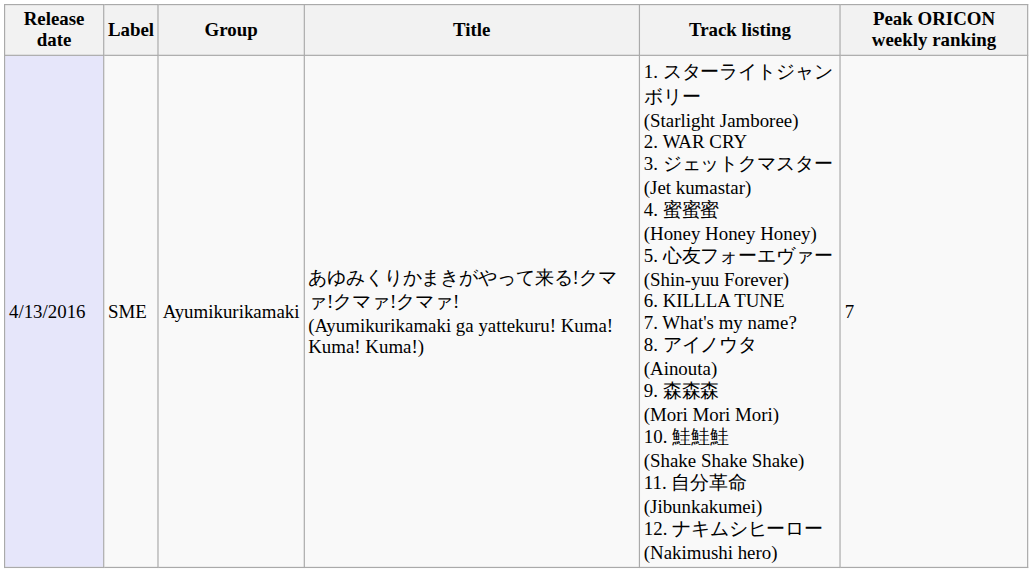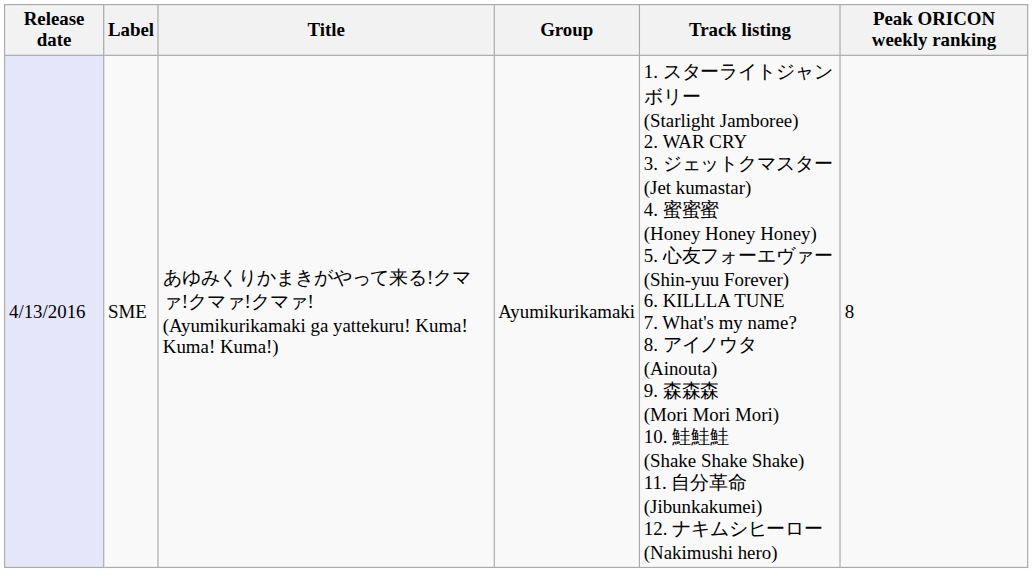columns swapped: (472, 30) <-> (231, 30)
(849, 311) 7 -> (849, 311) 8
